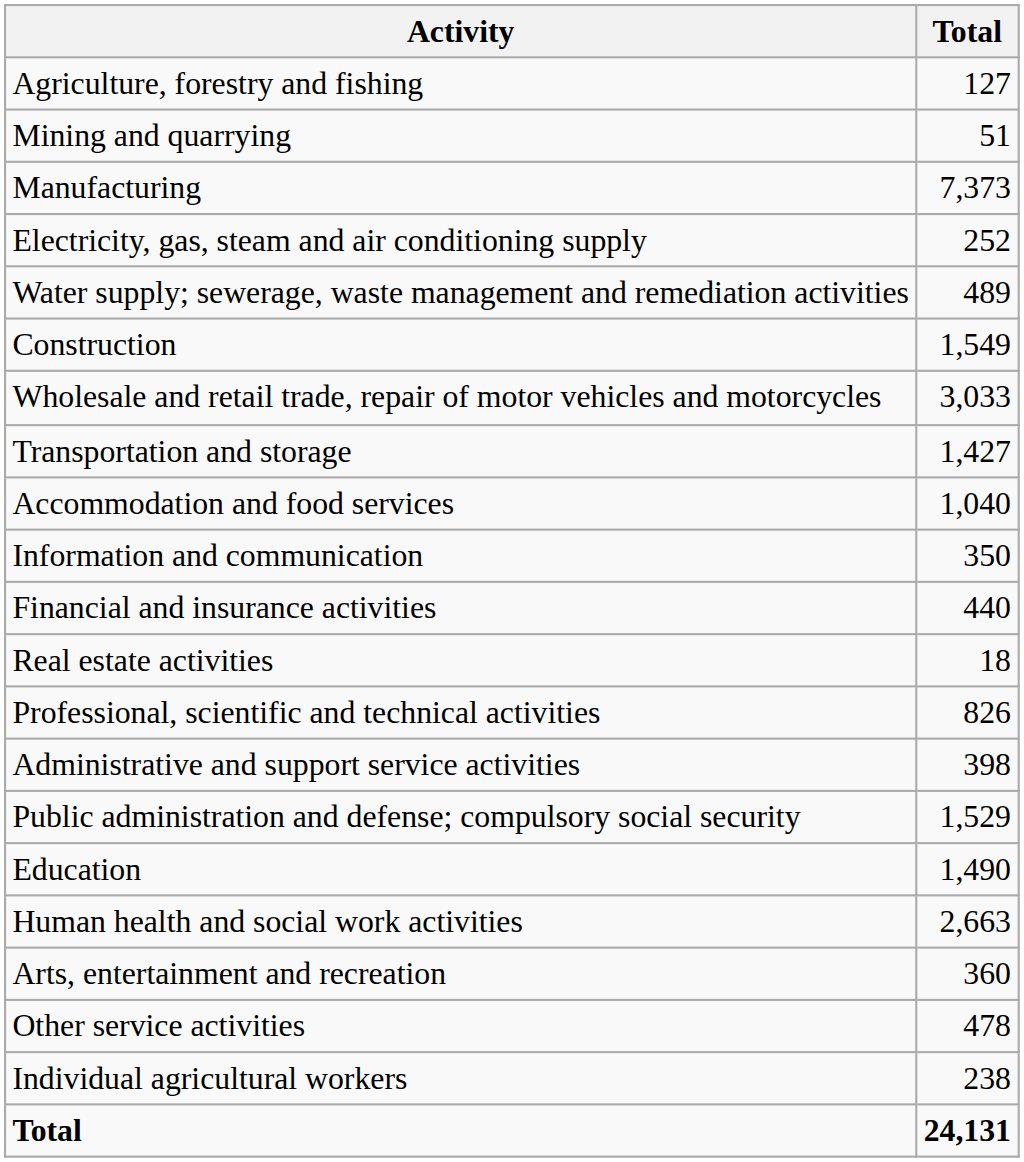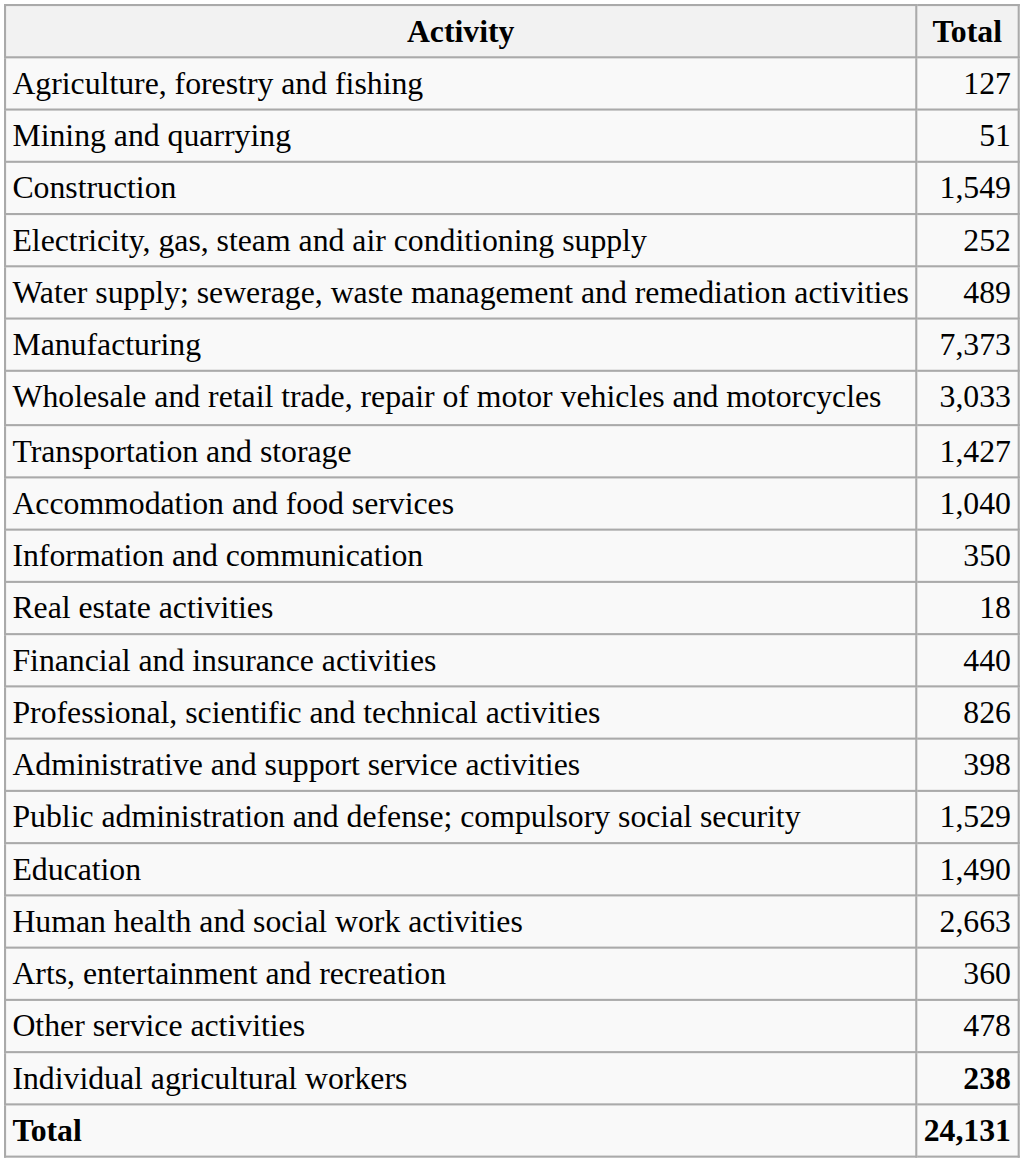rows swapped: (107, 188) <-> (94, 345)
rows swapped: (224, 607) <-> (143, 659)
(987, 1078) normal -> (987, 1078) bold
